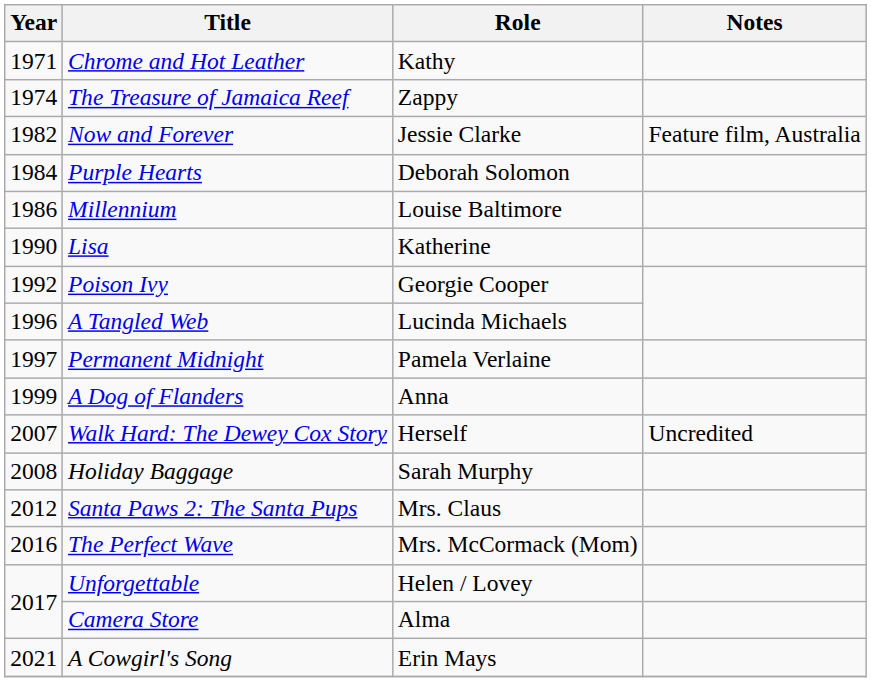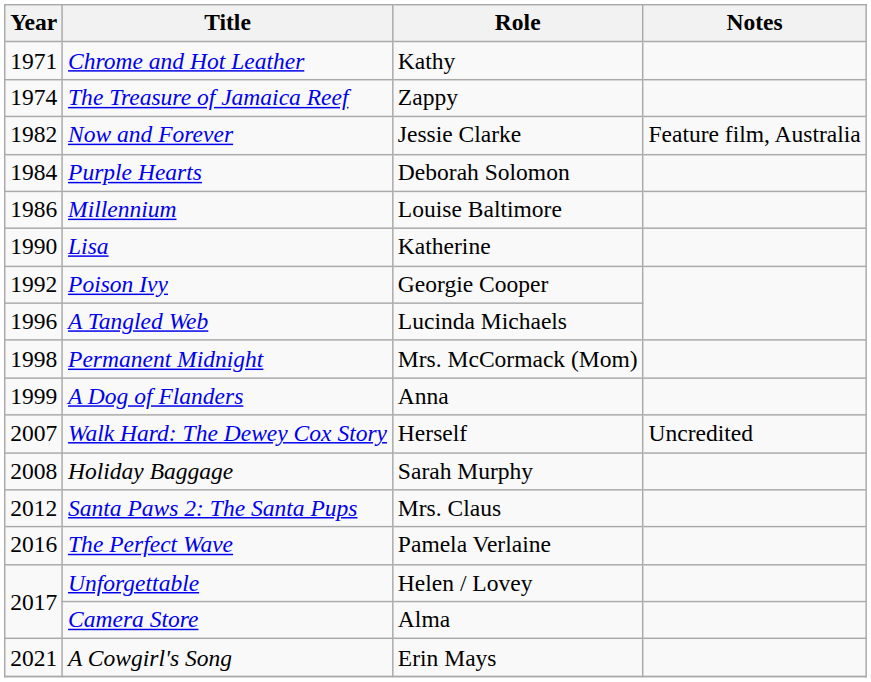(34, 358) 1997 -> (34, 358) 1998
(474, 358) Pamela Verlaine -> (518, 358) Mrs. McCormack (Mom)
(518, 545) Mrs. McCormack (Mom) -> (474, 545) Pamela Verlaine
